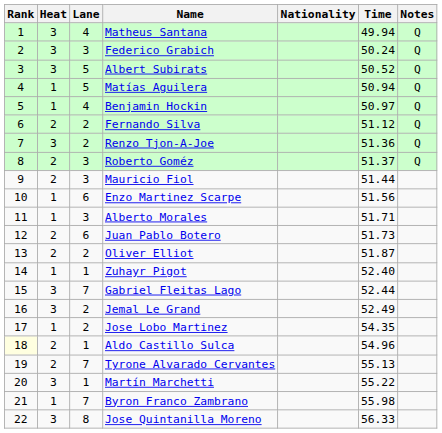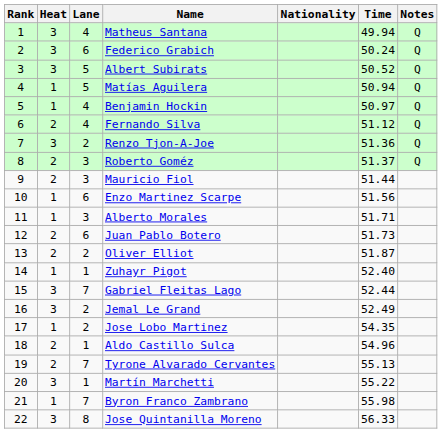(86, 51) 3 -> (86, 51) 6
(86, 124) 2 -> (86, 124) 4
(21, 345) lightyellow background -> (21, 345) no background
